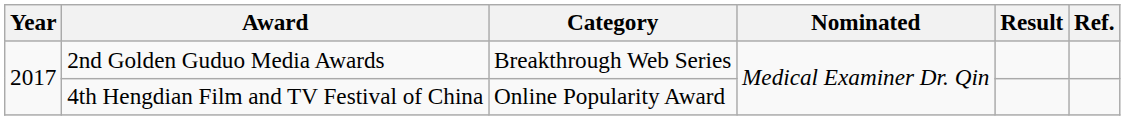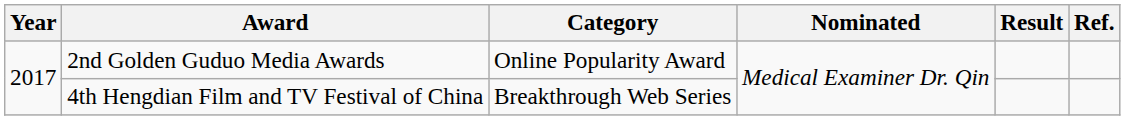(613, 59) Breakthrough Web Series -> (610, 59) Online Popularity Award
(610, 96) Online Popularity Award -> (613, 96) Breakthrough Web Series
